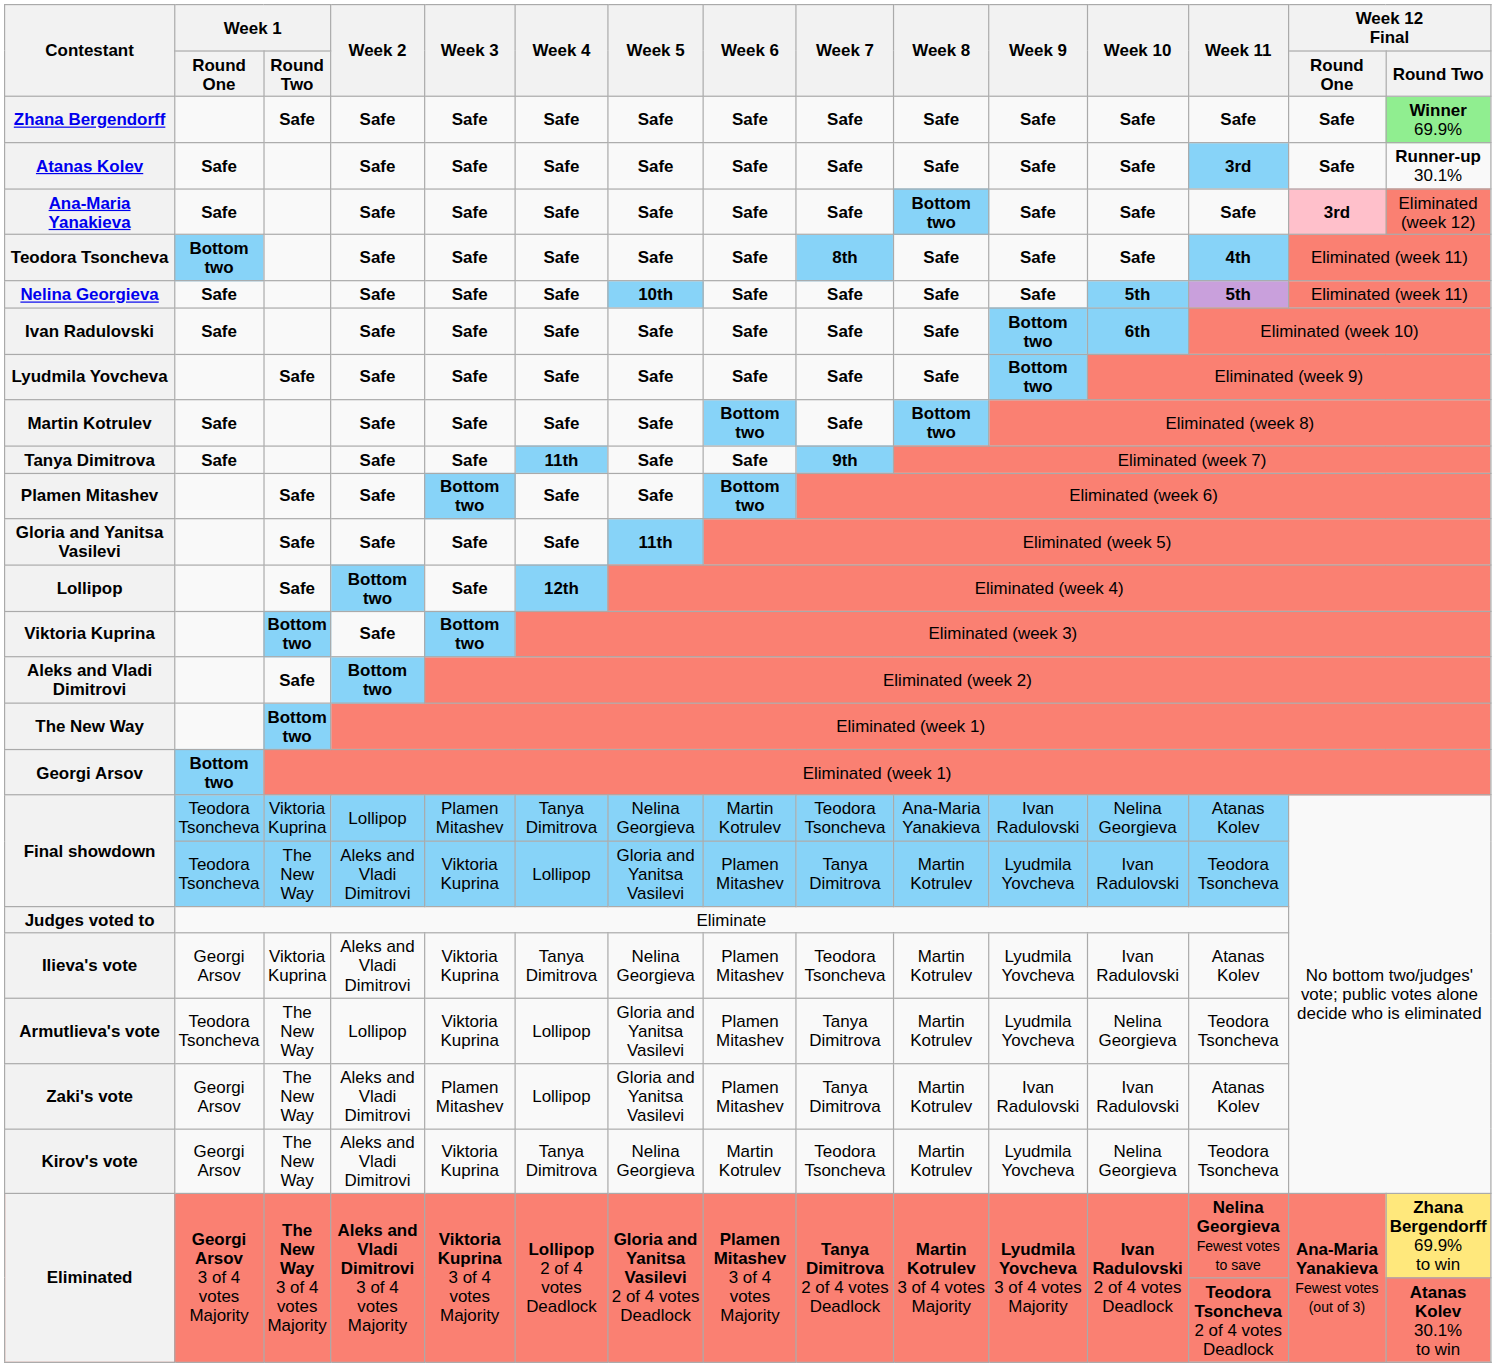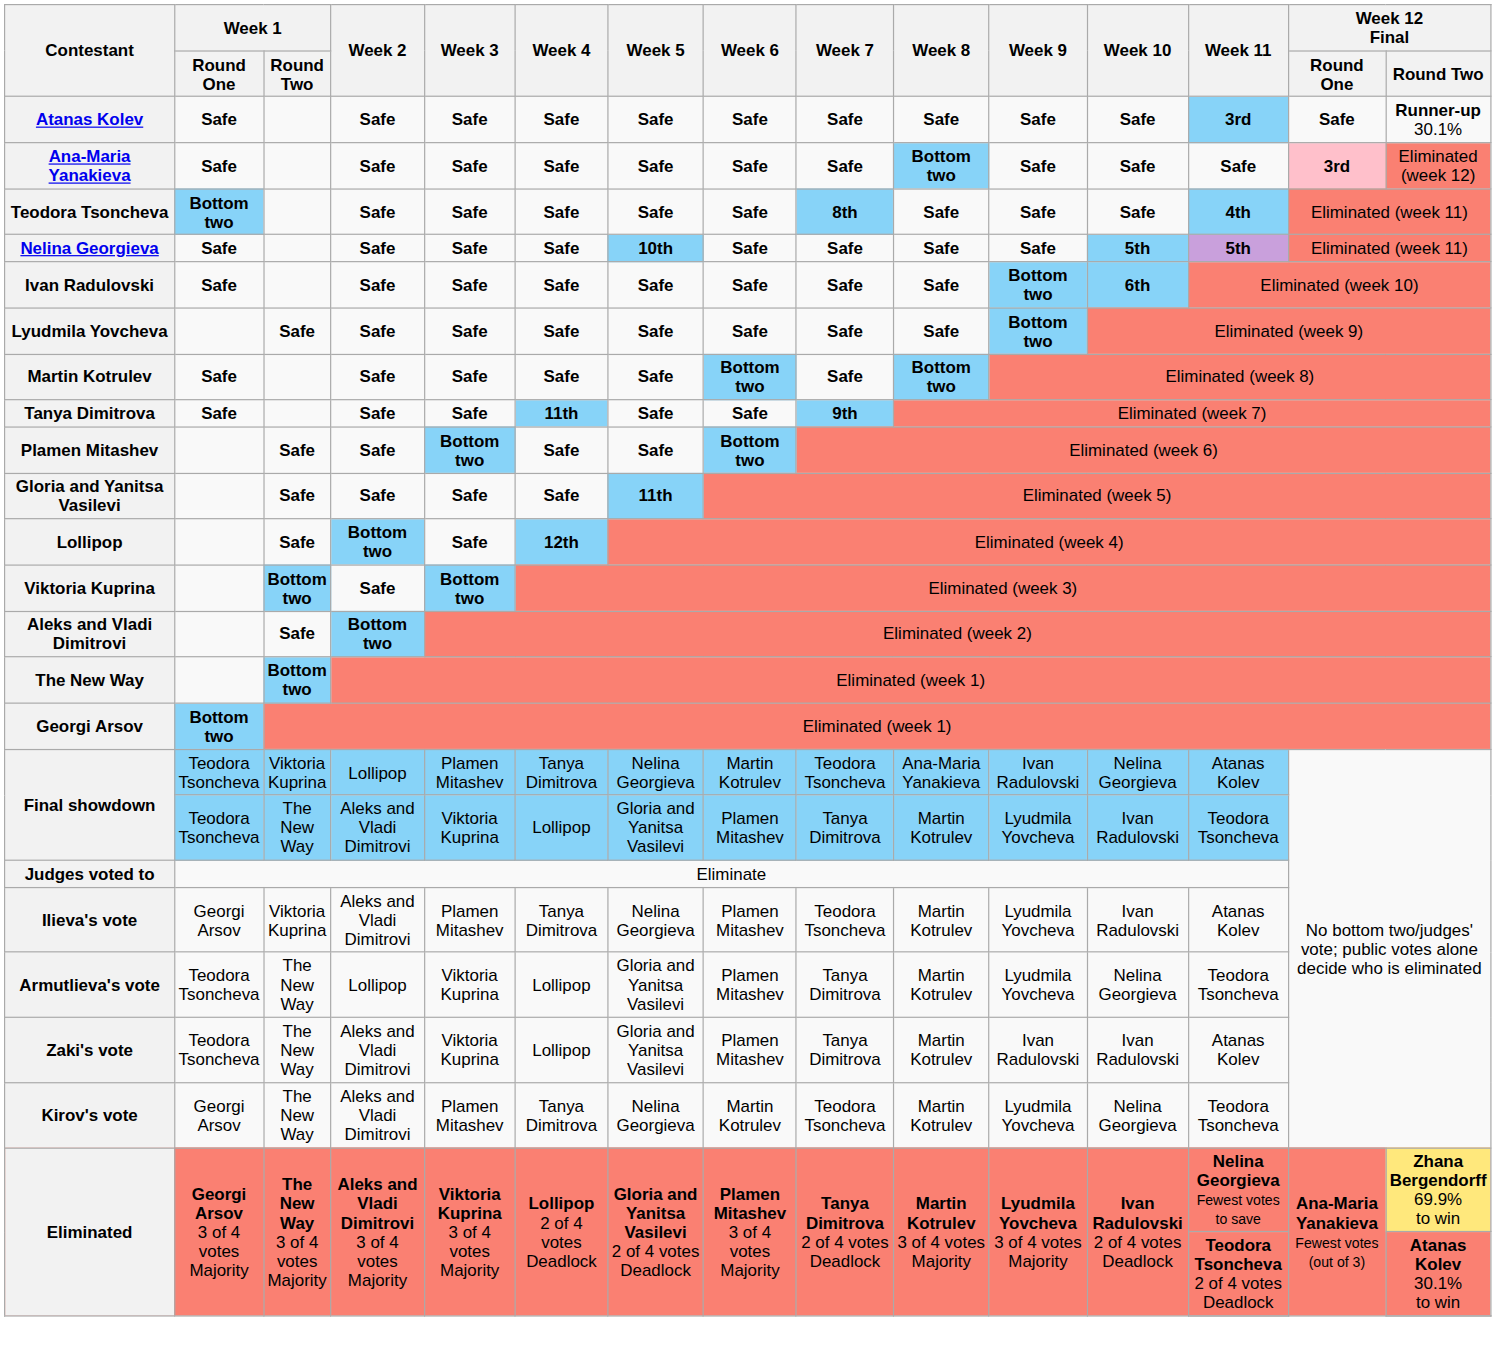- row: (90, 120)
(470, 966) Viktoria Kuprina -> (470, 920) Plamen Mitashev
(219, 1096) Georgi Arsov -> (219, 1050) Teodora Tsoncheva
(470, 1096) Plamen Mitashev -> (470, 1050) Viktoria Kuprina
(470, 1161) Viktoria Kuprina -> (470, 1115) Plamen Mitashev
